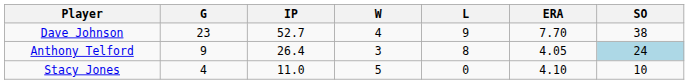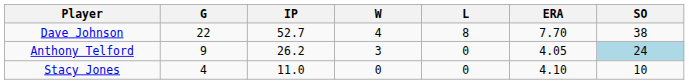(203, 32) 23 -> (203, 32) 22
(466, 32) 9 -> (466, 32) 8
(291, 51) 26.4 -> (291, 51) 26.2
(466, 51) 8 -> (466, 51) 0
(378, 70) 5 -> (378, 70) 0
